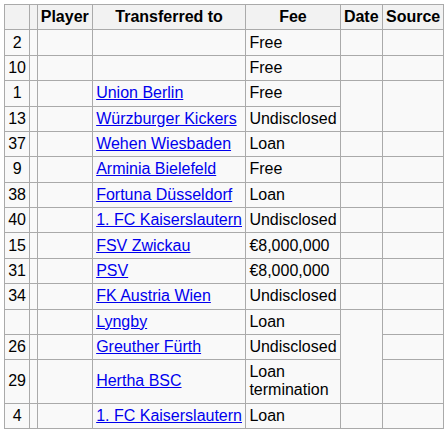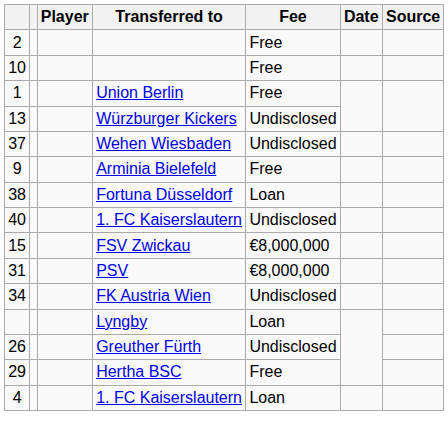(267, 144) Loan -> (293, 144) Undisclosed
(289, 381) Loan termination -> (266, 372) Free
